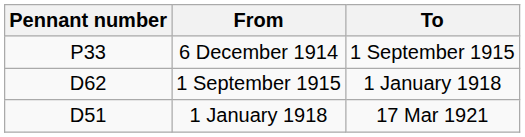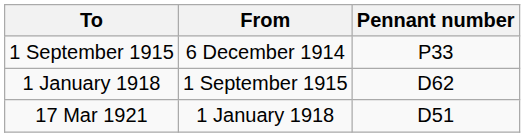columns swapped: (88, 20) <-> (432, 20)
